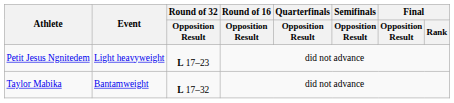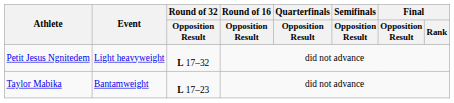(193, 64) L 17–23 -> (193, 64) L 17–32
(193, 90) L 17–32 -> (193, 90) L 17–23
